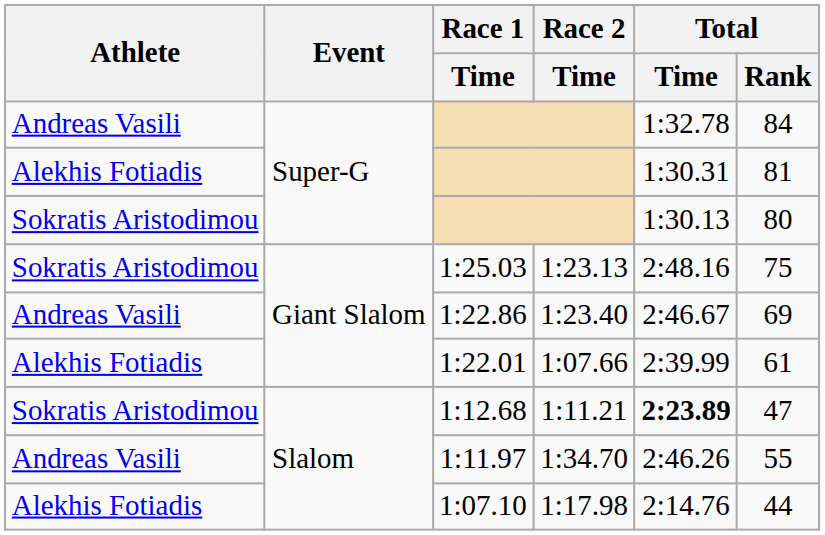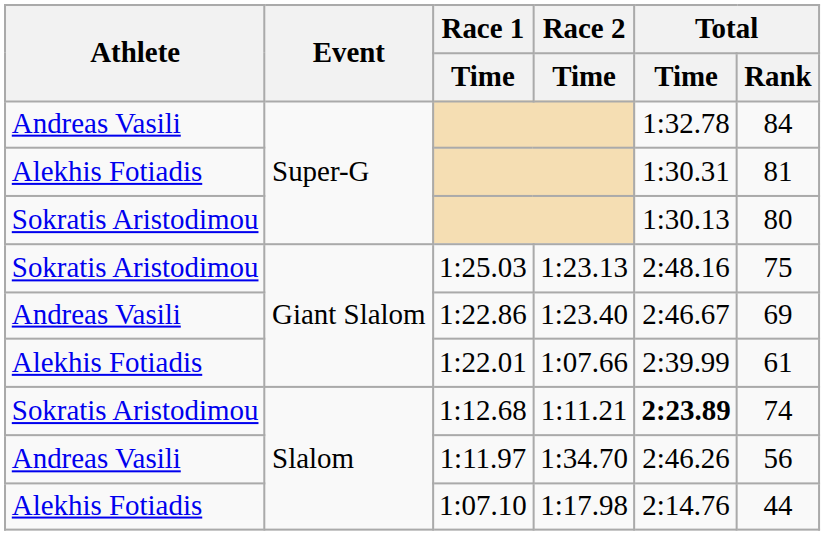(778, 410) 47 -> (778, 410) 74
(778, 458) 55 -> (778, 458) 56
